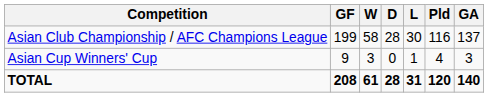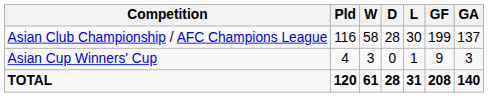columns swapped: (439, 15) <-> (345, 15)
